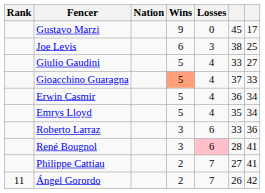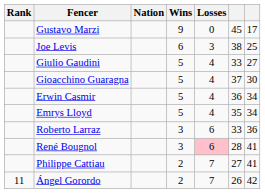(181, 79) lightsalmon background -> (181, 79) no background
(252, 79) 33 -> (252, 79) 30
